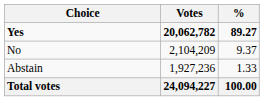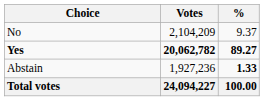rows swapped: (15, 31) <-> (14, 50)
(247, 68) normal -> (247, 68) bold
